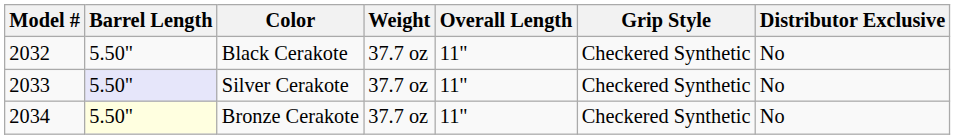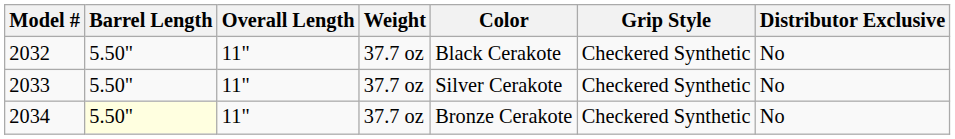columns swapped: (506, 20) <-> (290, 20)
(111, 85) lavender background -> (111, 85) no background
